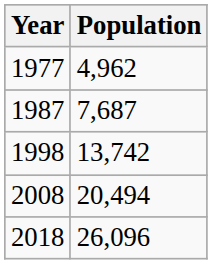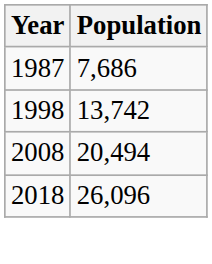- row: (38, 68)
(107, 110) 7,687 -> (107, 68) 7,686
